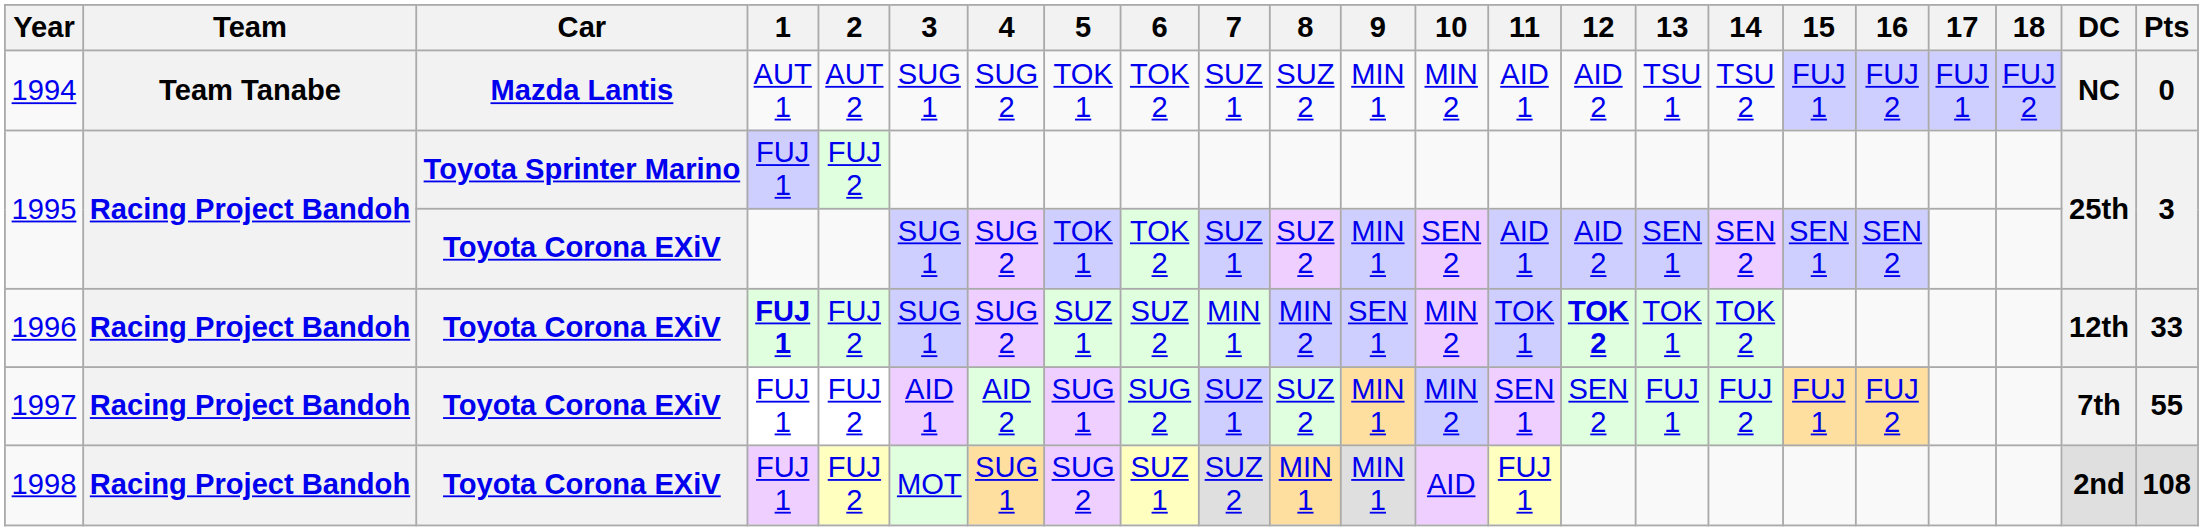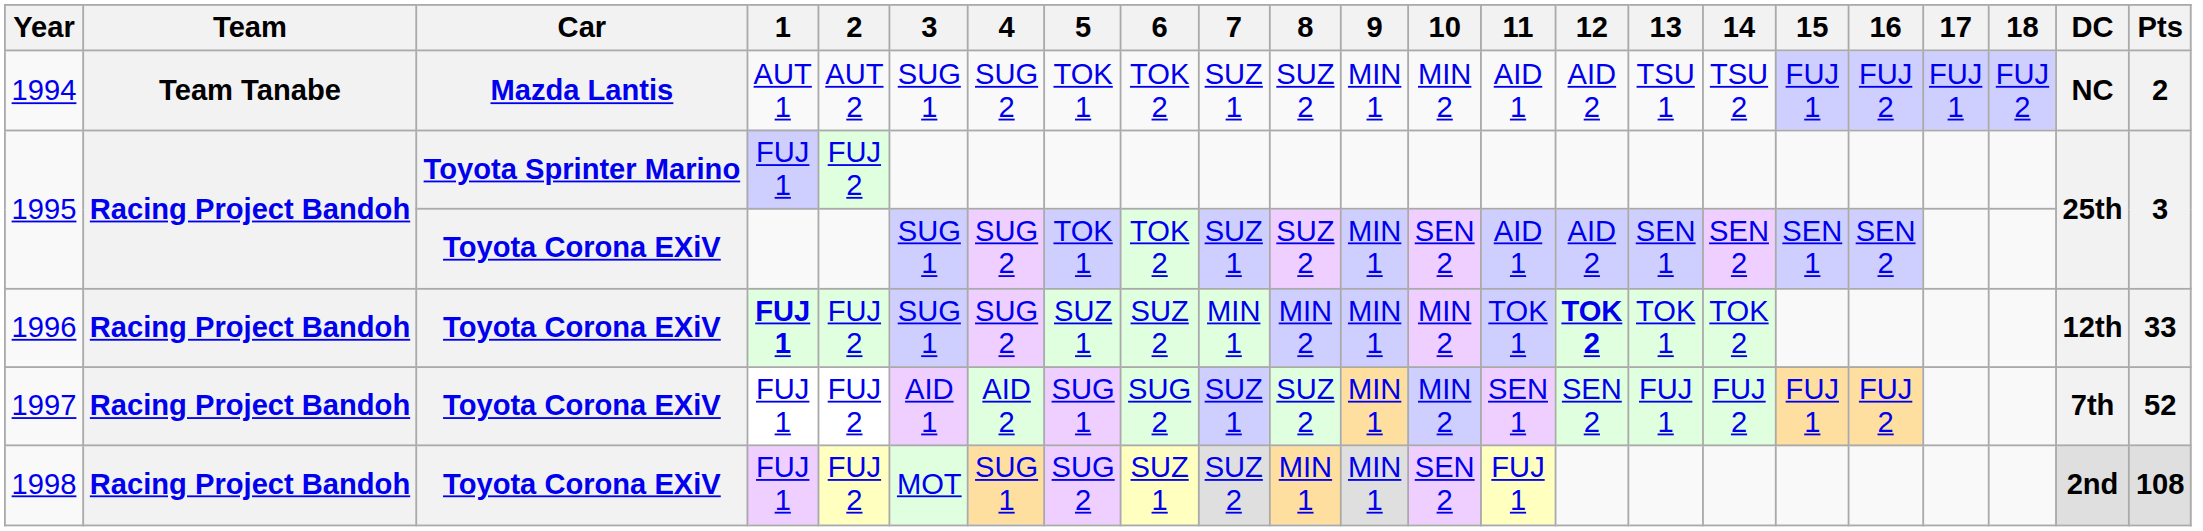(2167, 90) 0 -> (2160, 90) 2
(1378, 326) SEN 1 -> (1375, 326) MIN 1
(2167, 405) 55 -> (2160, 405) 52
(1451, 484) AID -> (1445, 484) SEN 2
